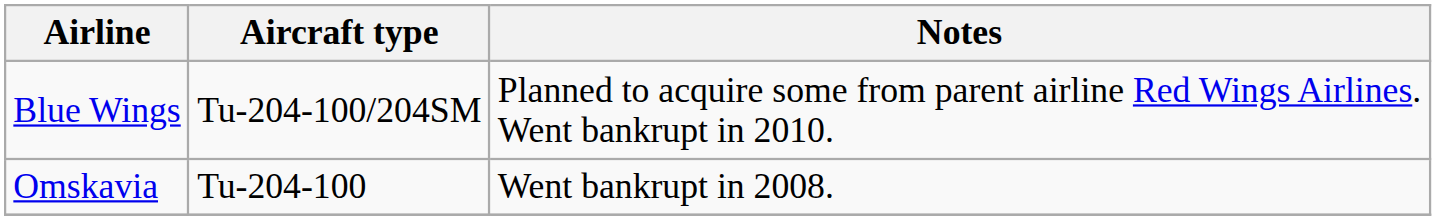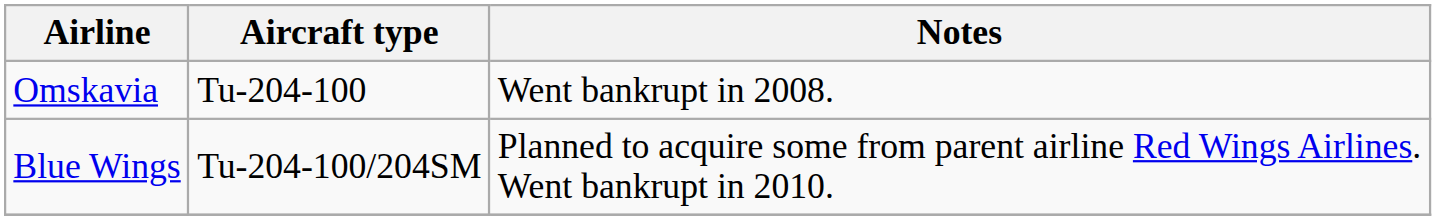rows swapped: (97, 109) <-> (86, 186)
